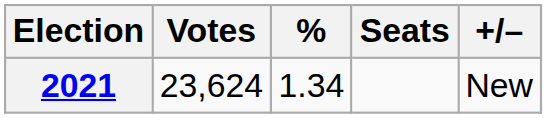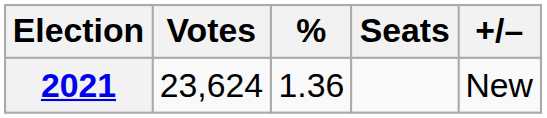(311, 84) 1.34 -> (311, 84) 1.36
